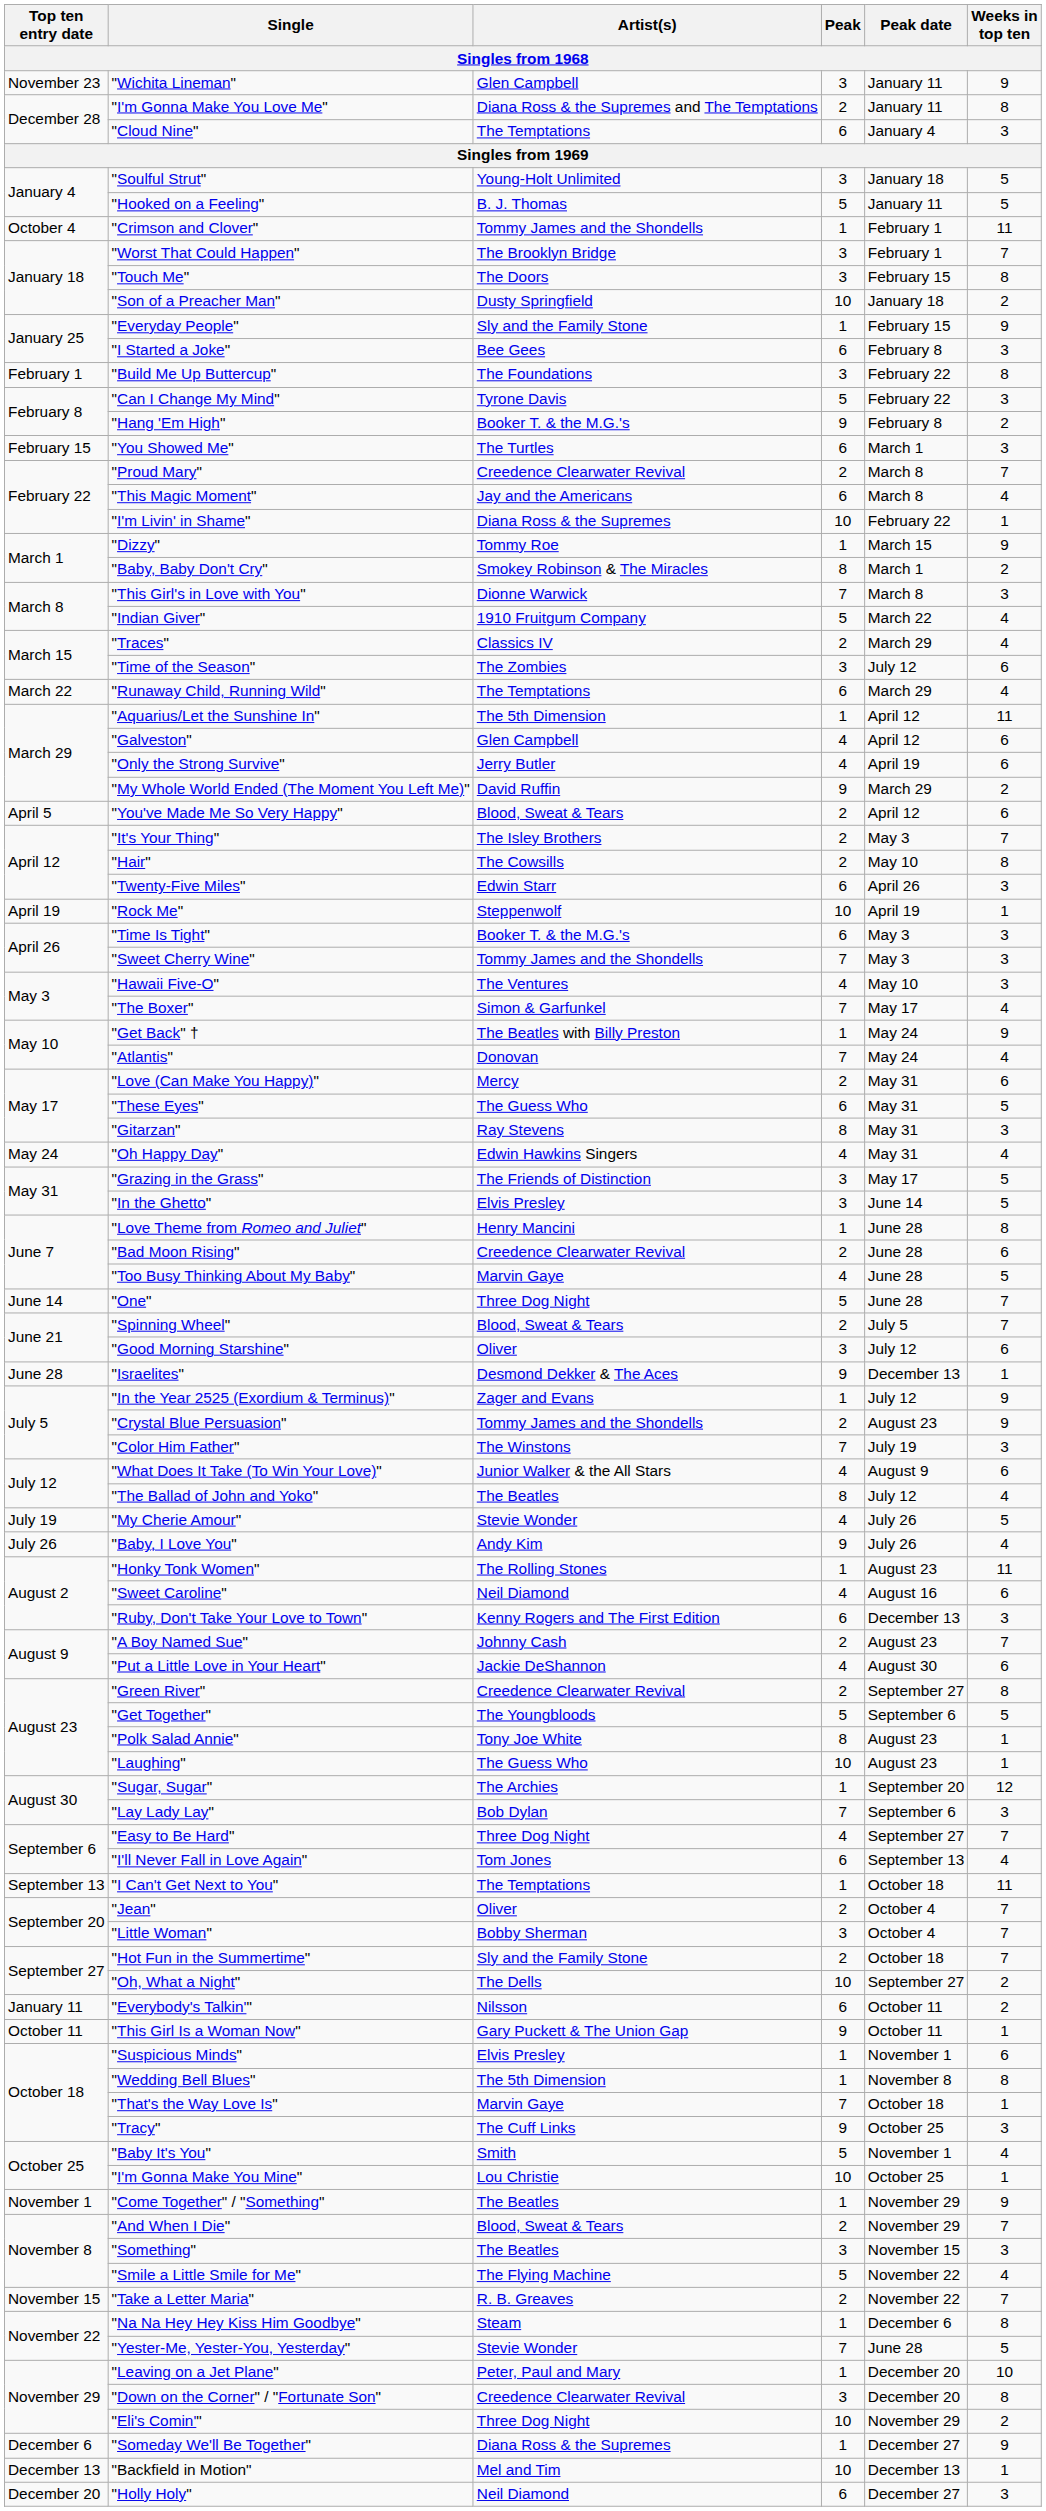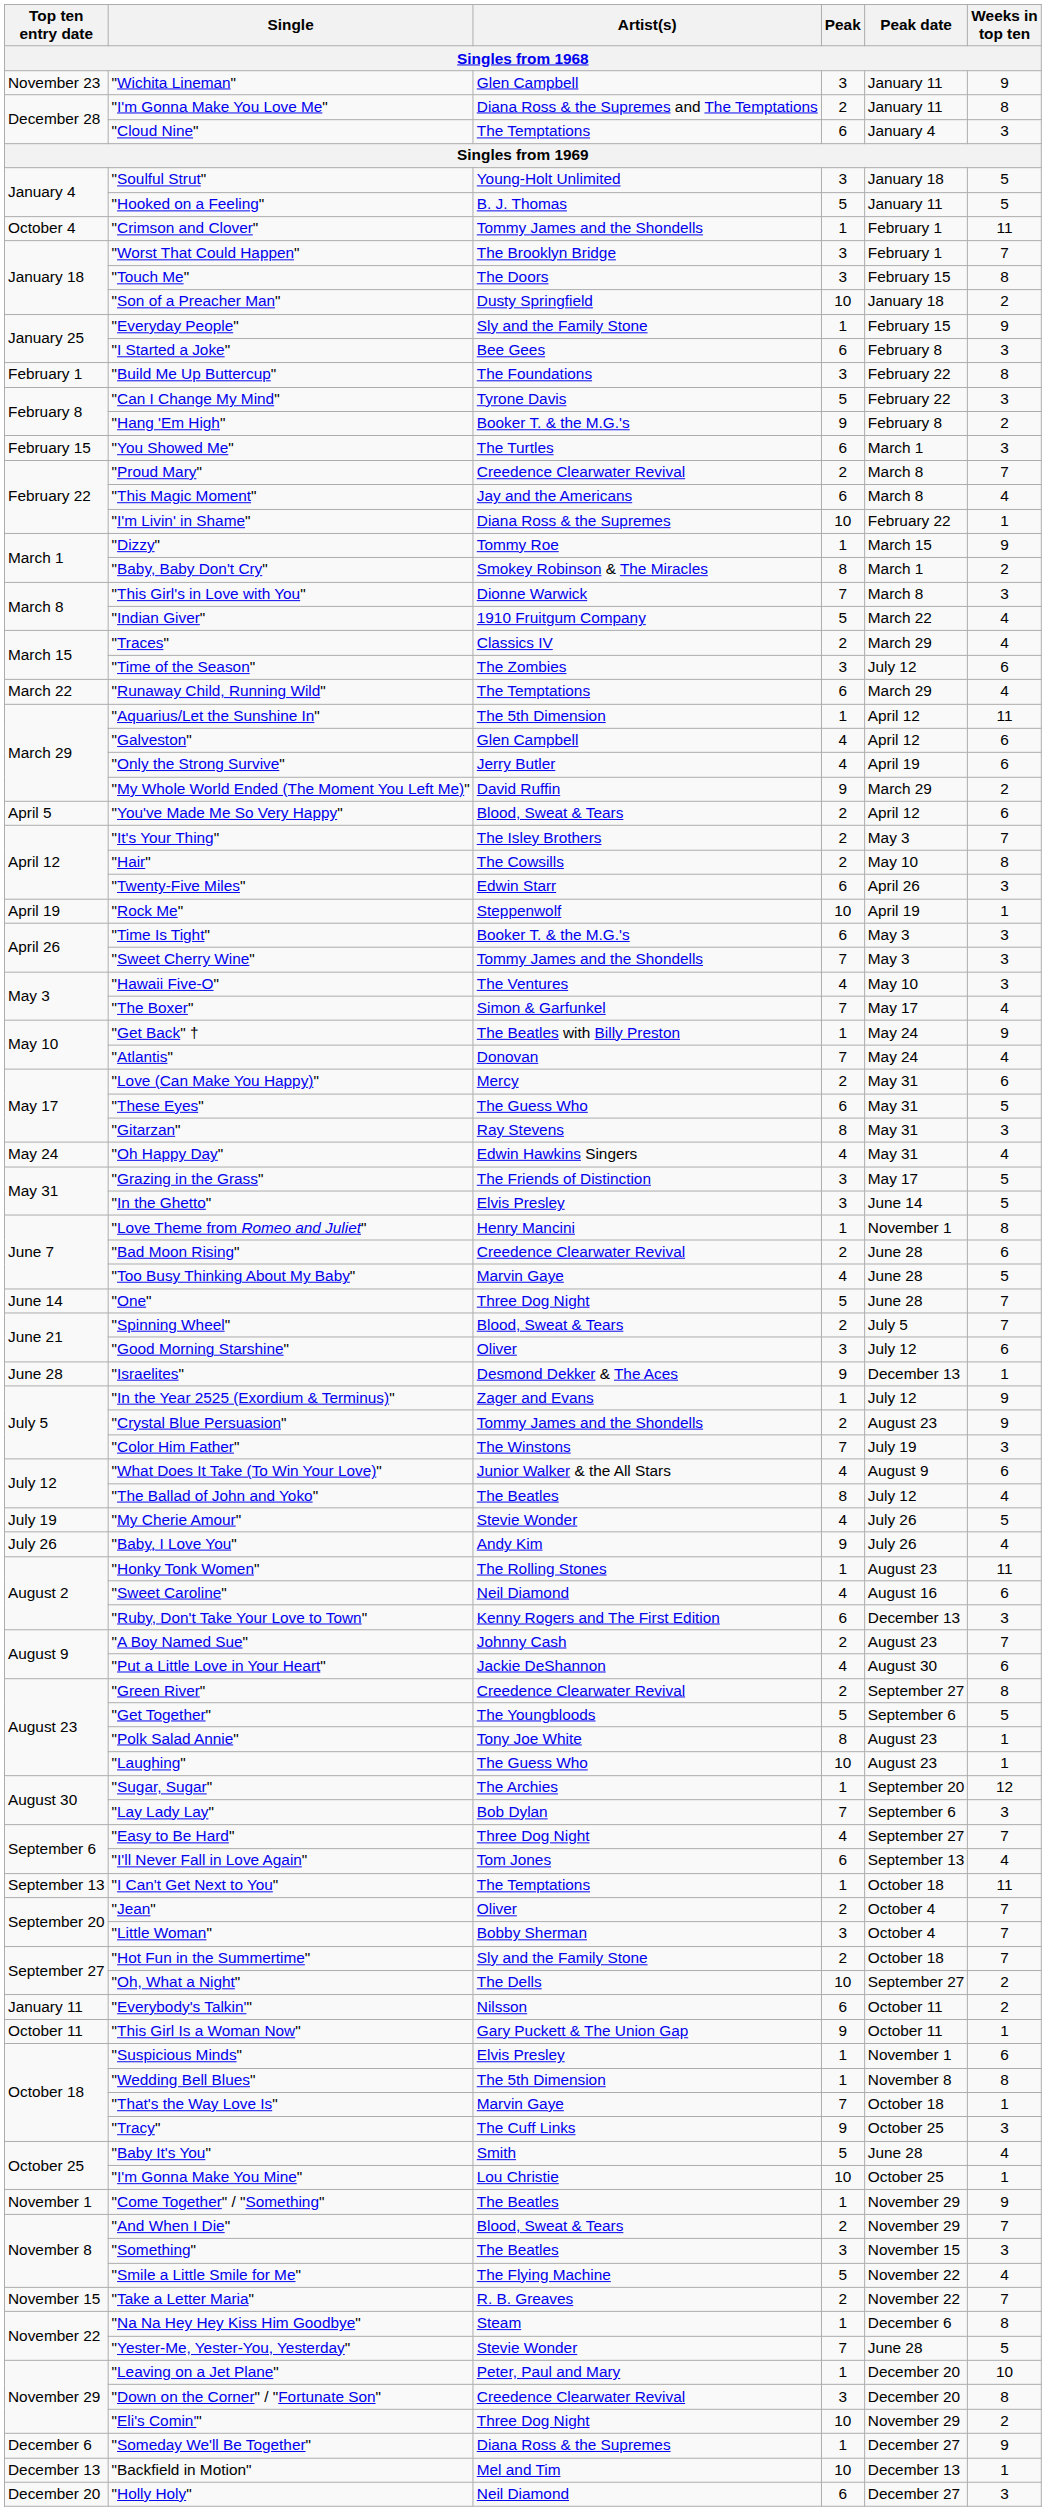(895, 1227) June 28 -> (910, 1227) November 1
(910, 2153) November 1 -> (895, 2153) June 28
